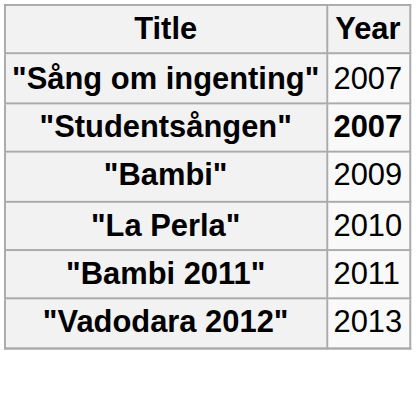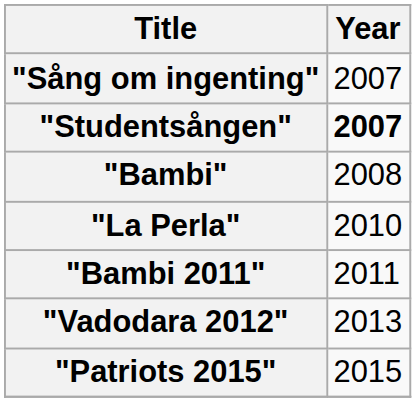(368, 175) 2009 -> (368, 175) 2008
+ row: (166, 371)
